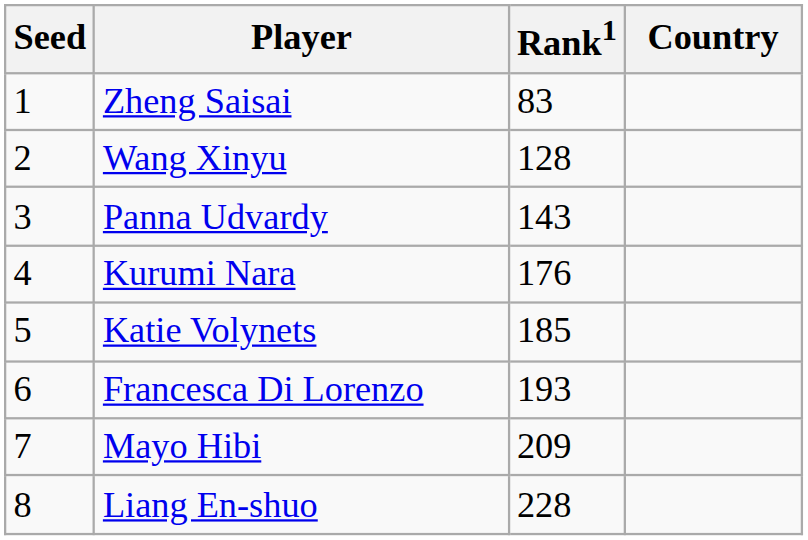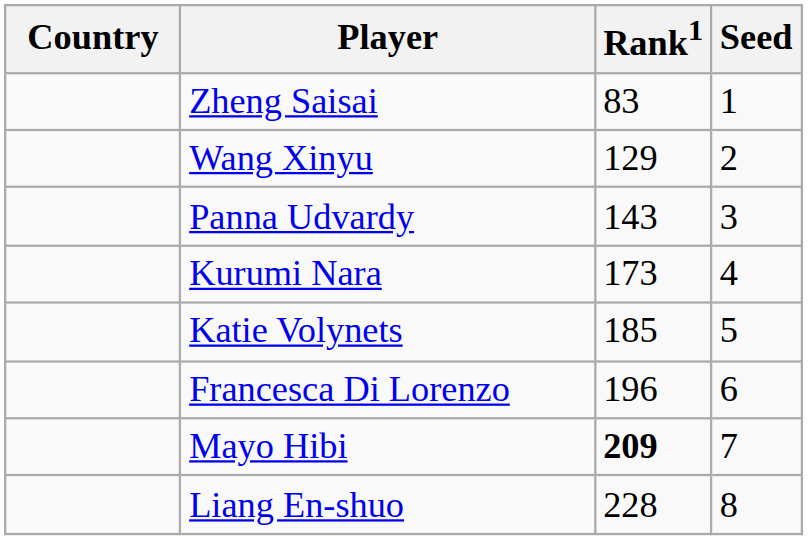columns swapped: (713, 38) <-> (50, 38)
(544, 158) 128 -> (630, 158) 129
(544, 273) 176 -> (630, 273) 173
(544, 388) 193 -> (630, 388) 196
(544, 446) normal -> (630, 446) bold
